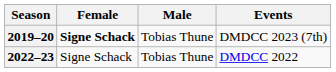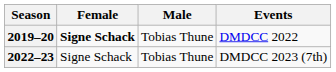(273, 36) DMDCC 2023 (7th) -> (259, 36) DMDCC 2022
(259, 57) DMDCC 2022 -> (273, 57) DMDCC 2023 (7th)
